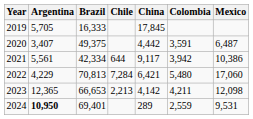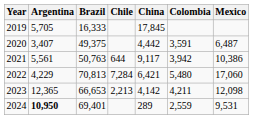(92, 59) 42,334 -> (92, 59) 50,763
